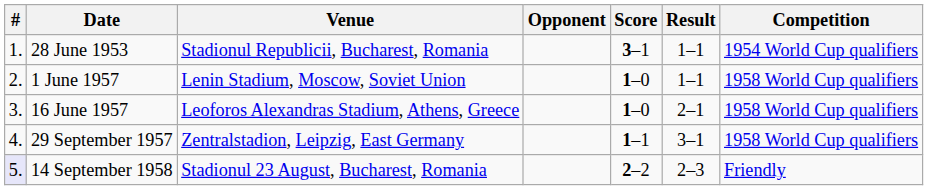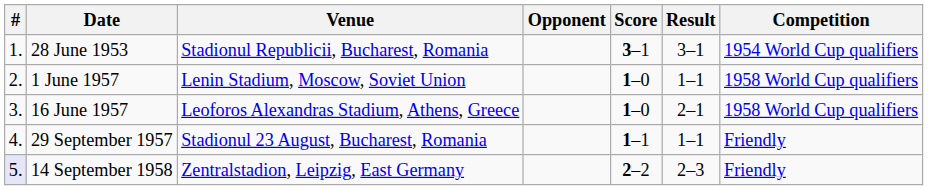(691, 49) 1–1 -> (691, 49) 3–1
(323, 140) Zentralstadion, Leipzig, East Germany -> (334, 140) Stadionul 23 August, Bucharest, Romania
(691, 140) 3–1 -> (691, 140) 1–1
(821, 140) 1958 World Cup qualifiers -> (755, 140) Friendly
(334, 170) Stadionul 23 August, Bucharest, Romania -> (323, 170) Zentralstadion, Leipzig, East Germany
